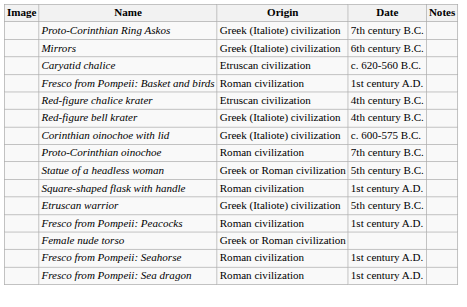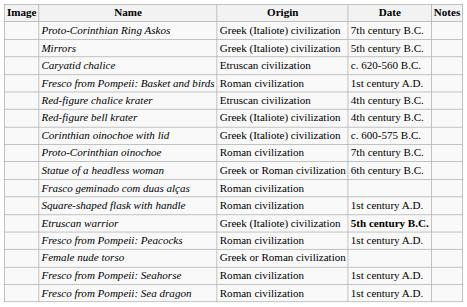(387, 48) 6th century B.C. -> (387, 48) 5th century B.C.
(387, 170) 5th century B.C. -> (387, 170) 6th century B.C.
+ row: (116, 188)
(387, 205) normal -> (390, 223) bold
